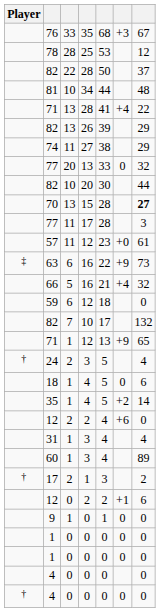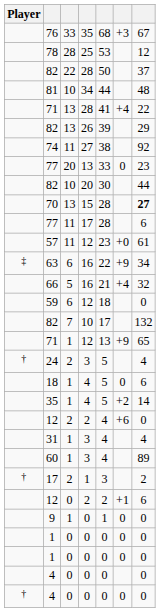(143, 147) 29 -> (143, 147) 92
(143, 166) 32 -> (143, 166) 23
(143, 223) 3 -> (143, 223) 6
(143, 263) 73 -> (143, 263) 34
